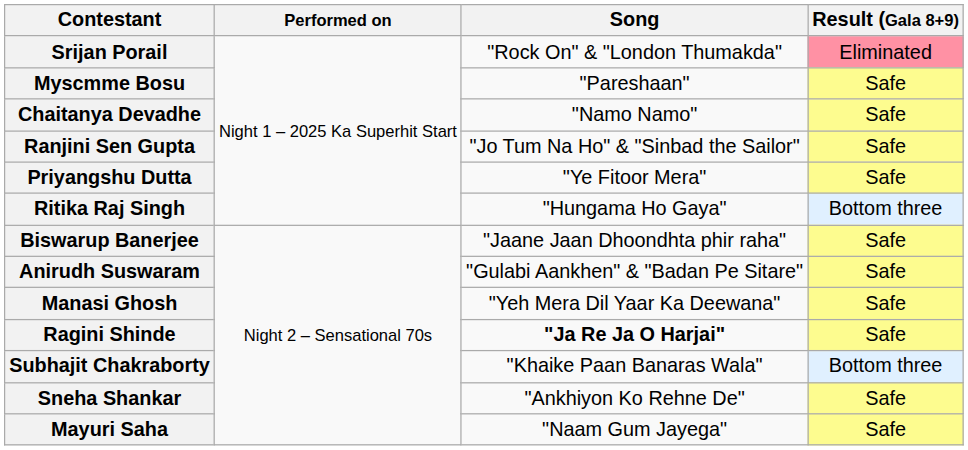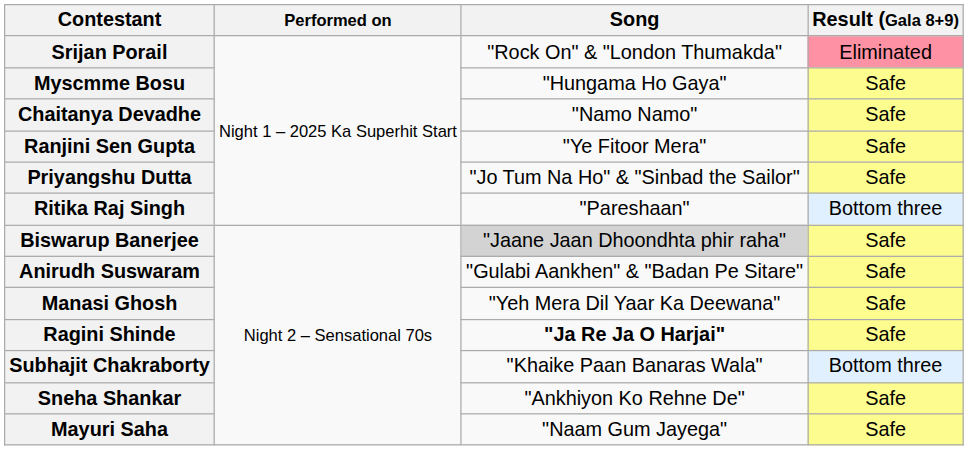(635, 83) "Pareshaan" -> (635, 83) "Hungama Ho Gaya"
(635, 146) "Jo Tum Na Ho" & "Sinbad the Sailor" -> (635, 146) "Ye Fitoor Mera"
(635, 177) "Ye Fitoor Mera" -> (635, 177) "Jo Tum Na Ho" & "Sinbad the Sailor"
(635, 209) "Hungama Ho Gaya" -> (635, 209) "Pareshaan"
(635, 240) no background -> (635, 240) lightgrey background
